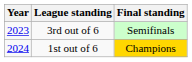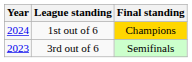rows swapped: (73, 30) <-> (73, 48)
